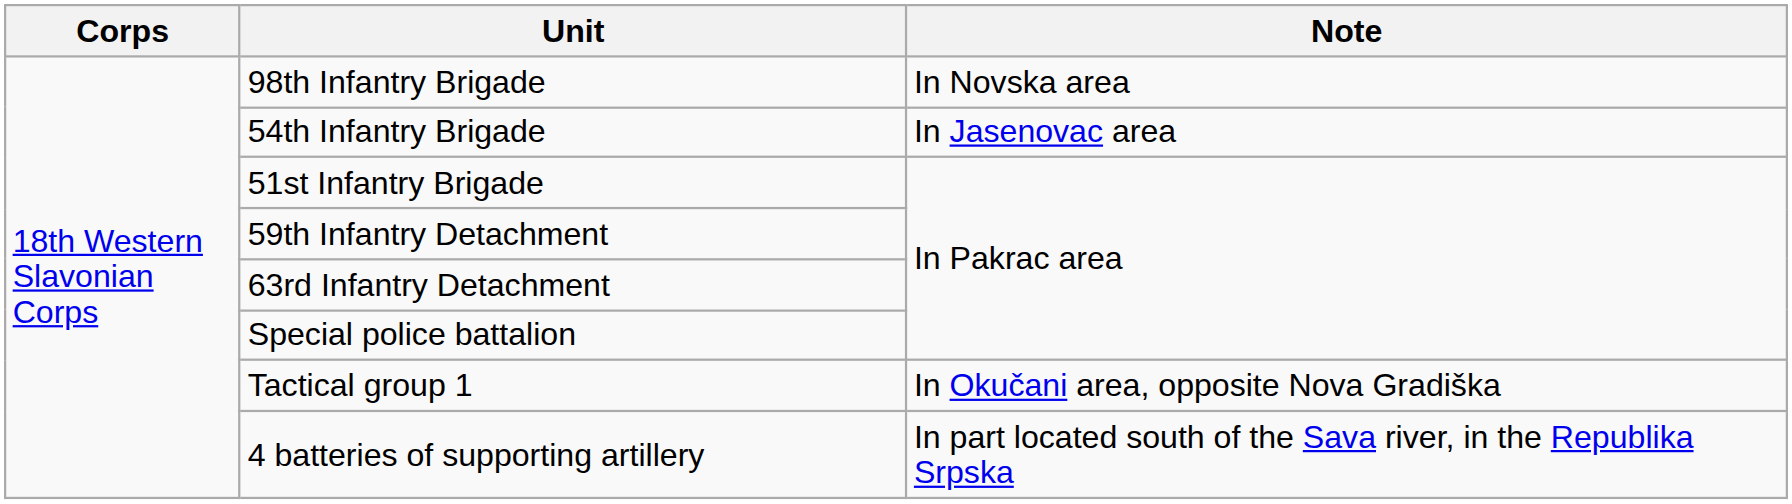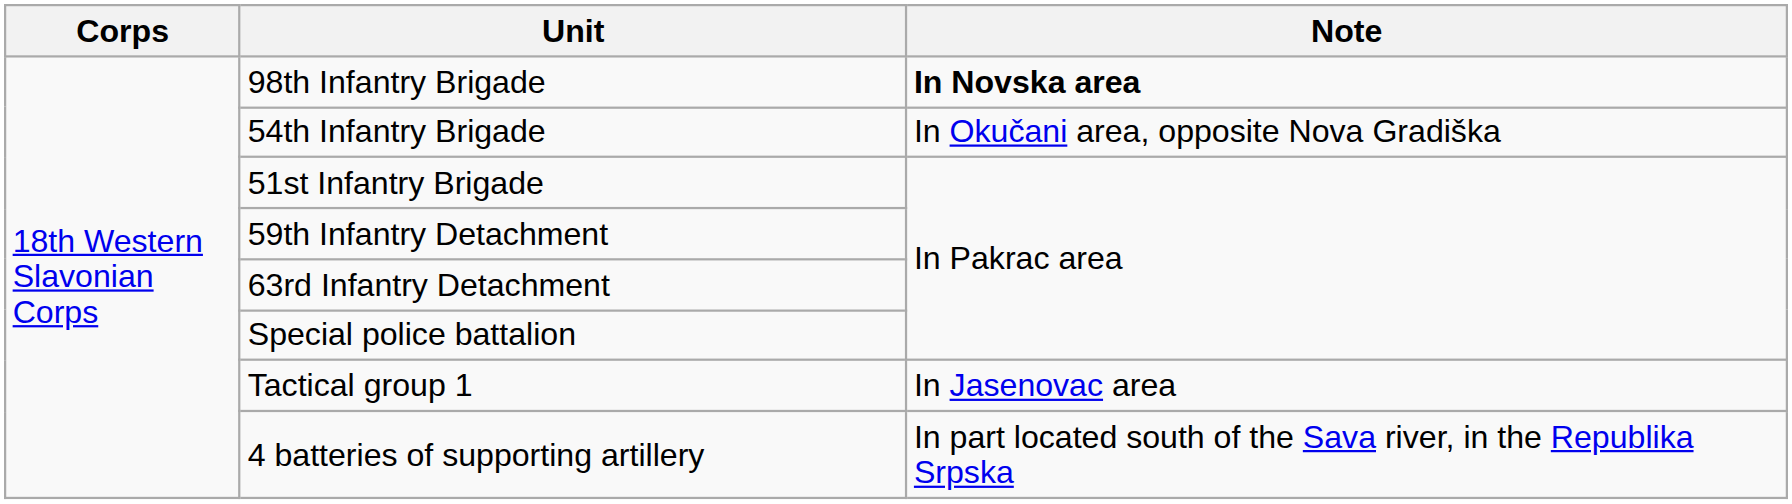(1022, 82) normal -> (1027, 82) bold
(1045, 132) In Jasenovac area -> (1207, 132) In Okučani area, opposite Nova Gradiška
(1207, 386) In Okučani area, opposite Nova Gradiška -> (1045, 386) In Jasenovac area
